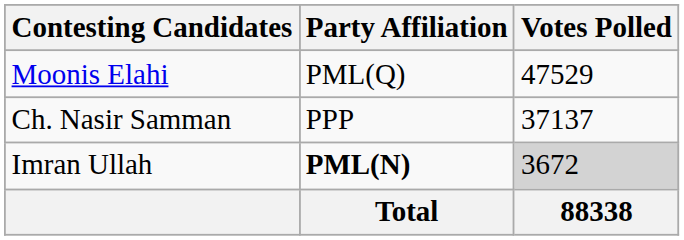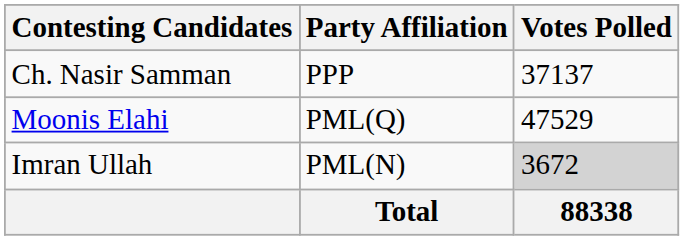rows swapped: (90, 73) <-> (121, 119)
(358, 165) bold -> (356, 165) normal
